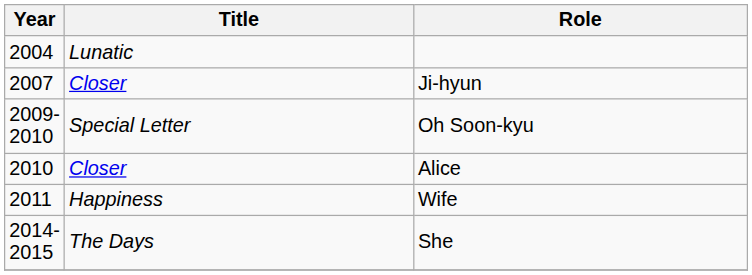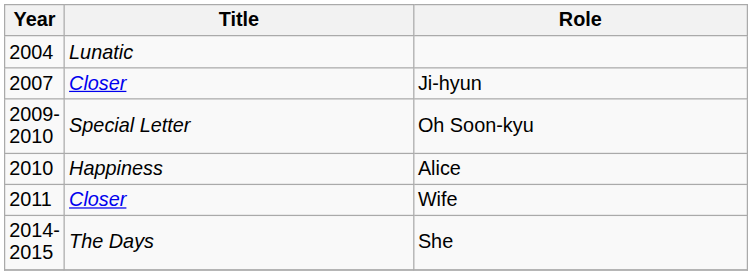(98, 168) Closer -> (116, 168) Happiness
(116, 199) Happiness -> (98, 199) Closer
